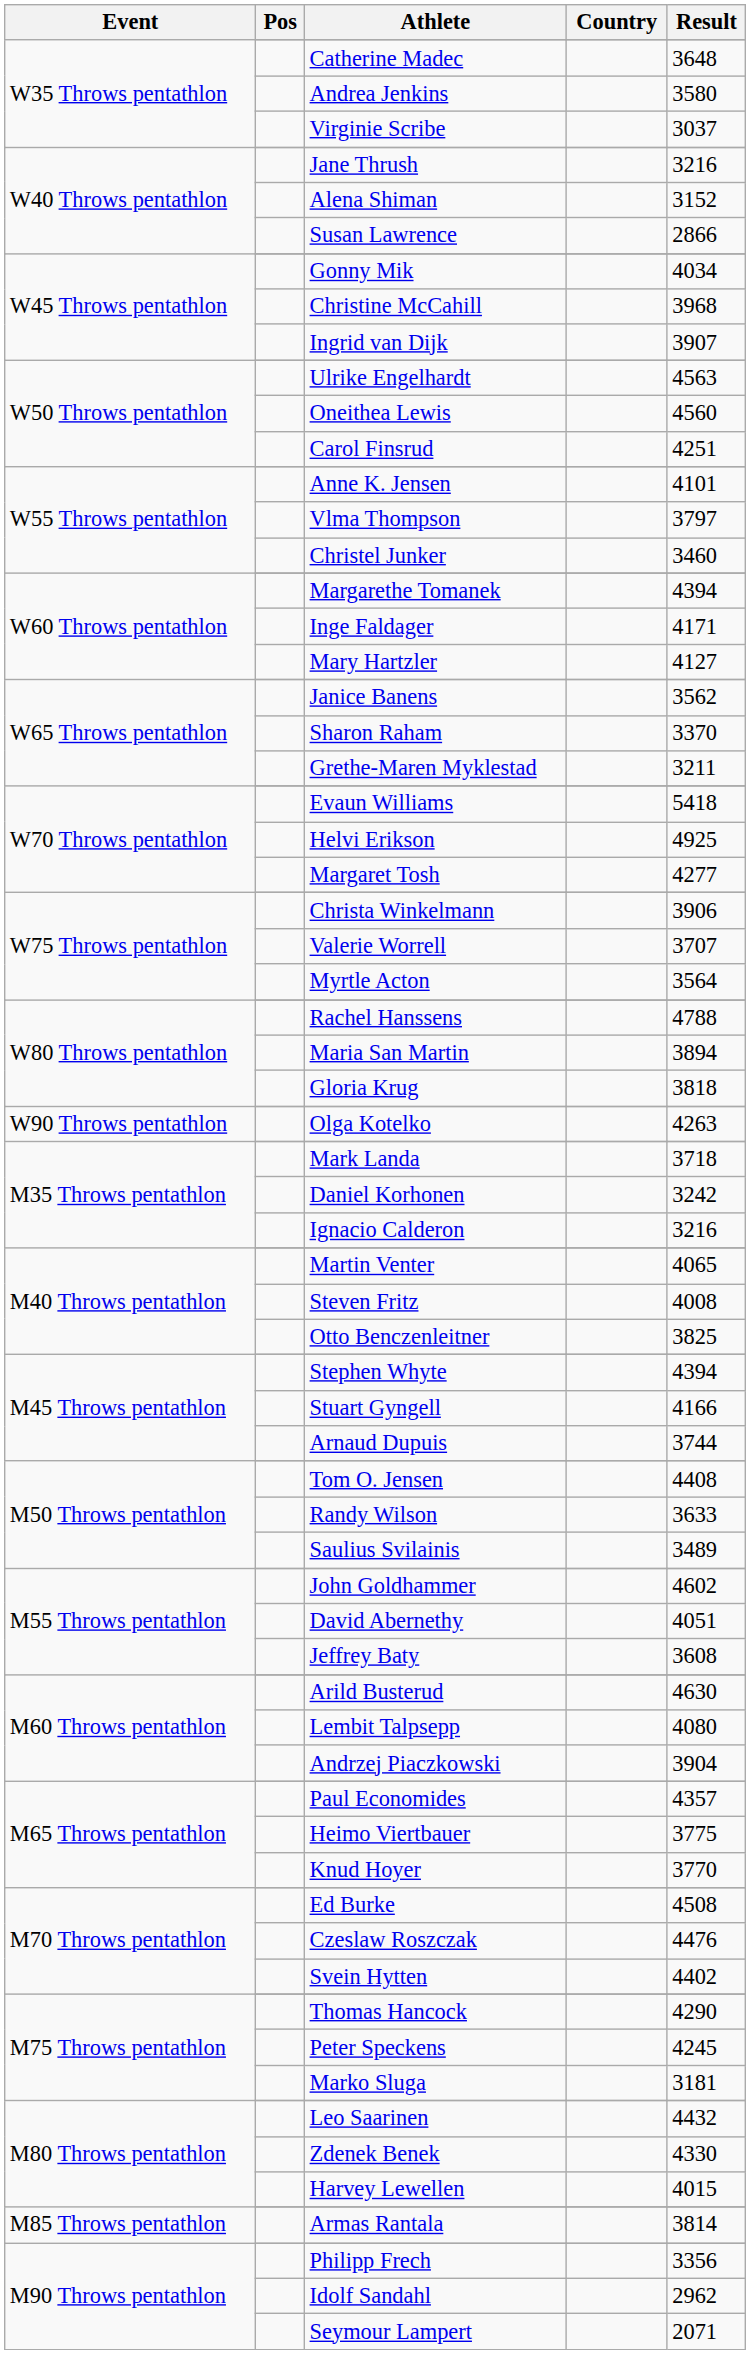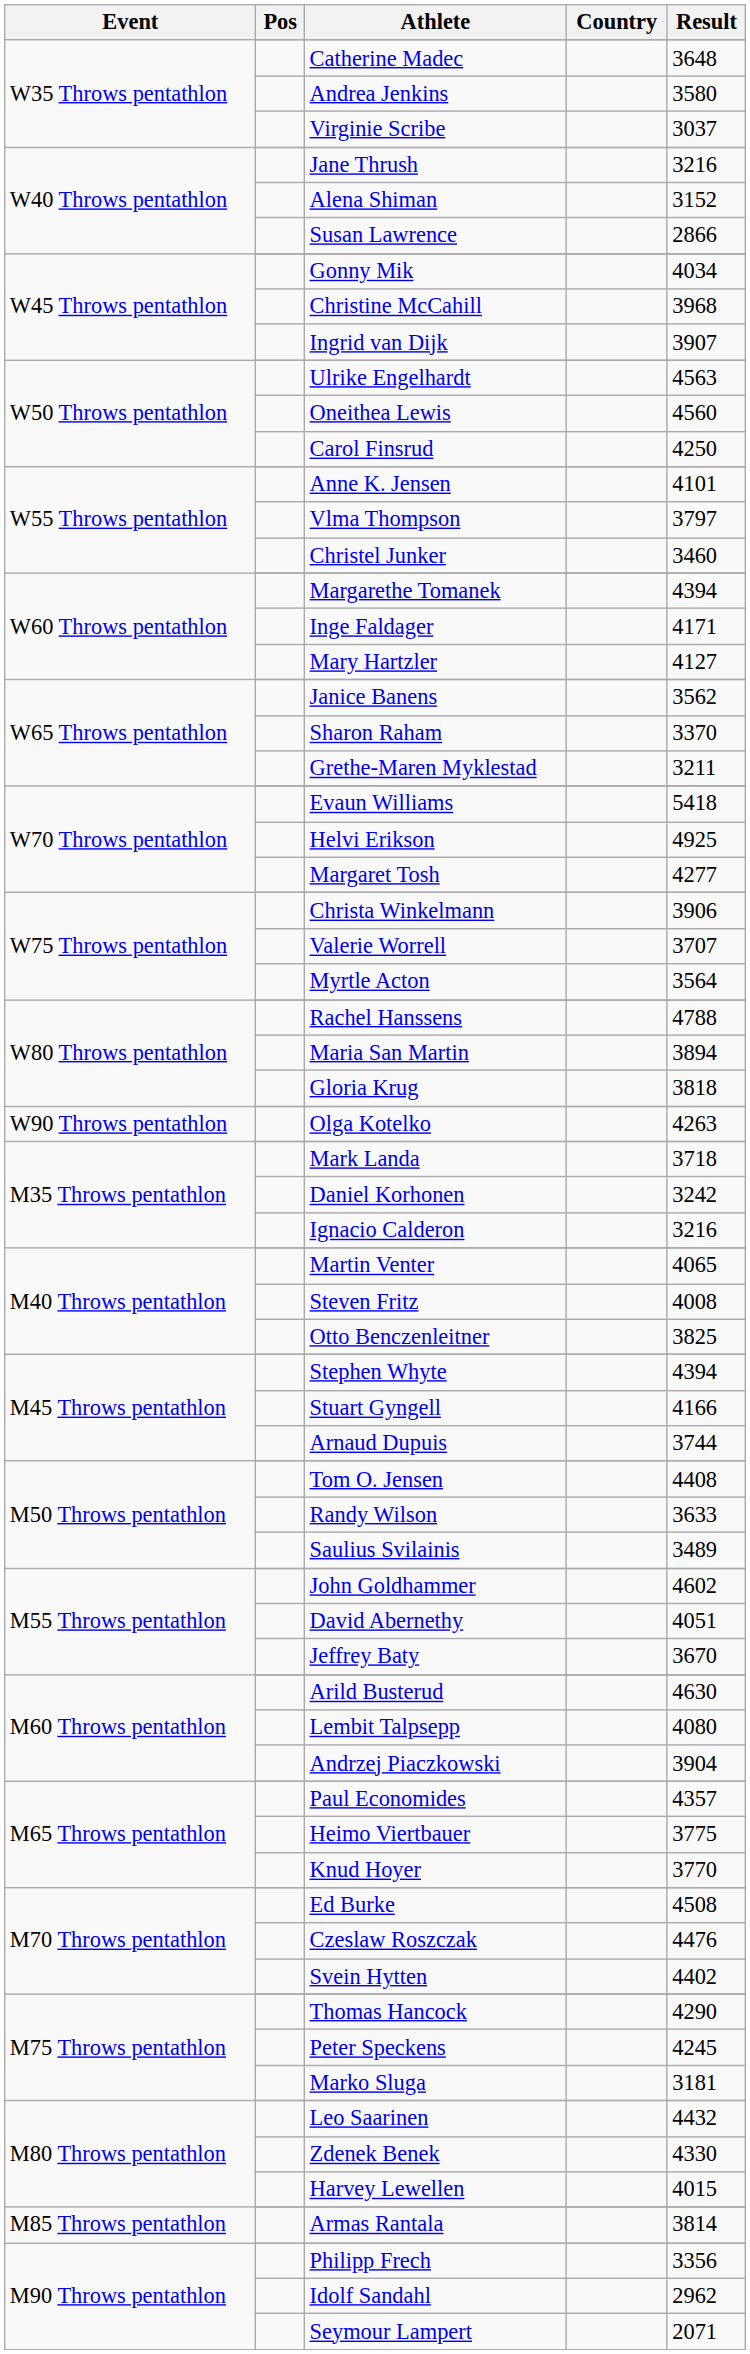(695, 448) 4251 -> (695, 448) 4250
(695, 1656) 3608 -> (695, 1656) 3670
